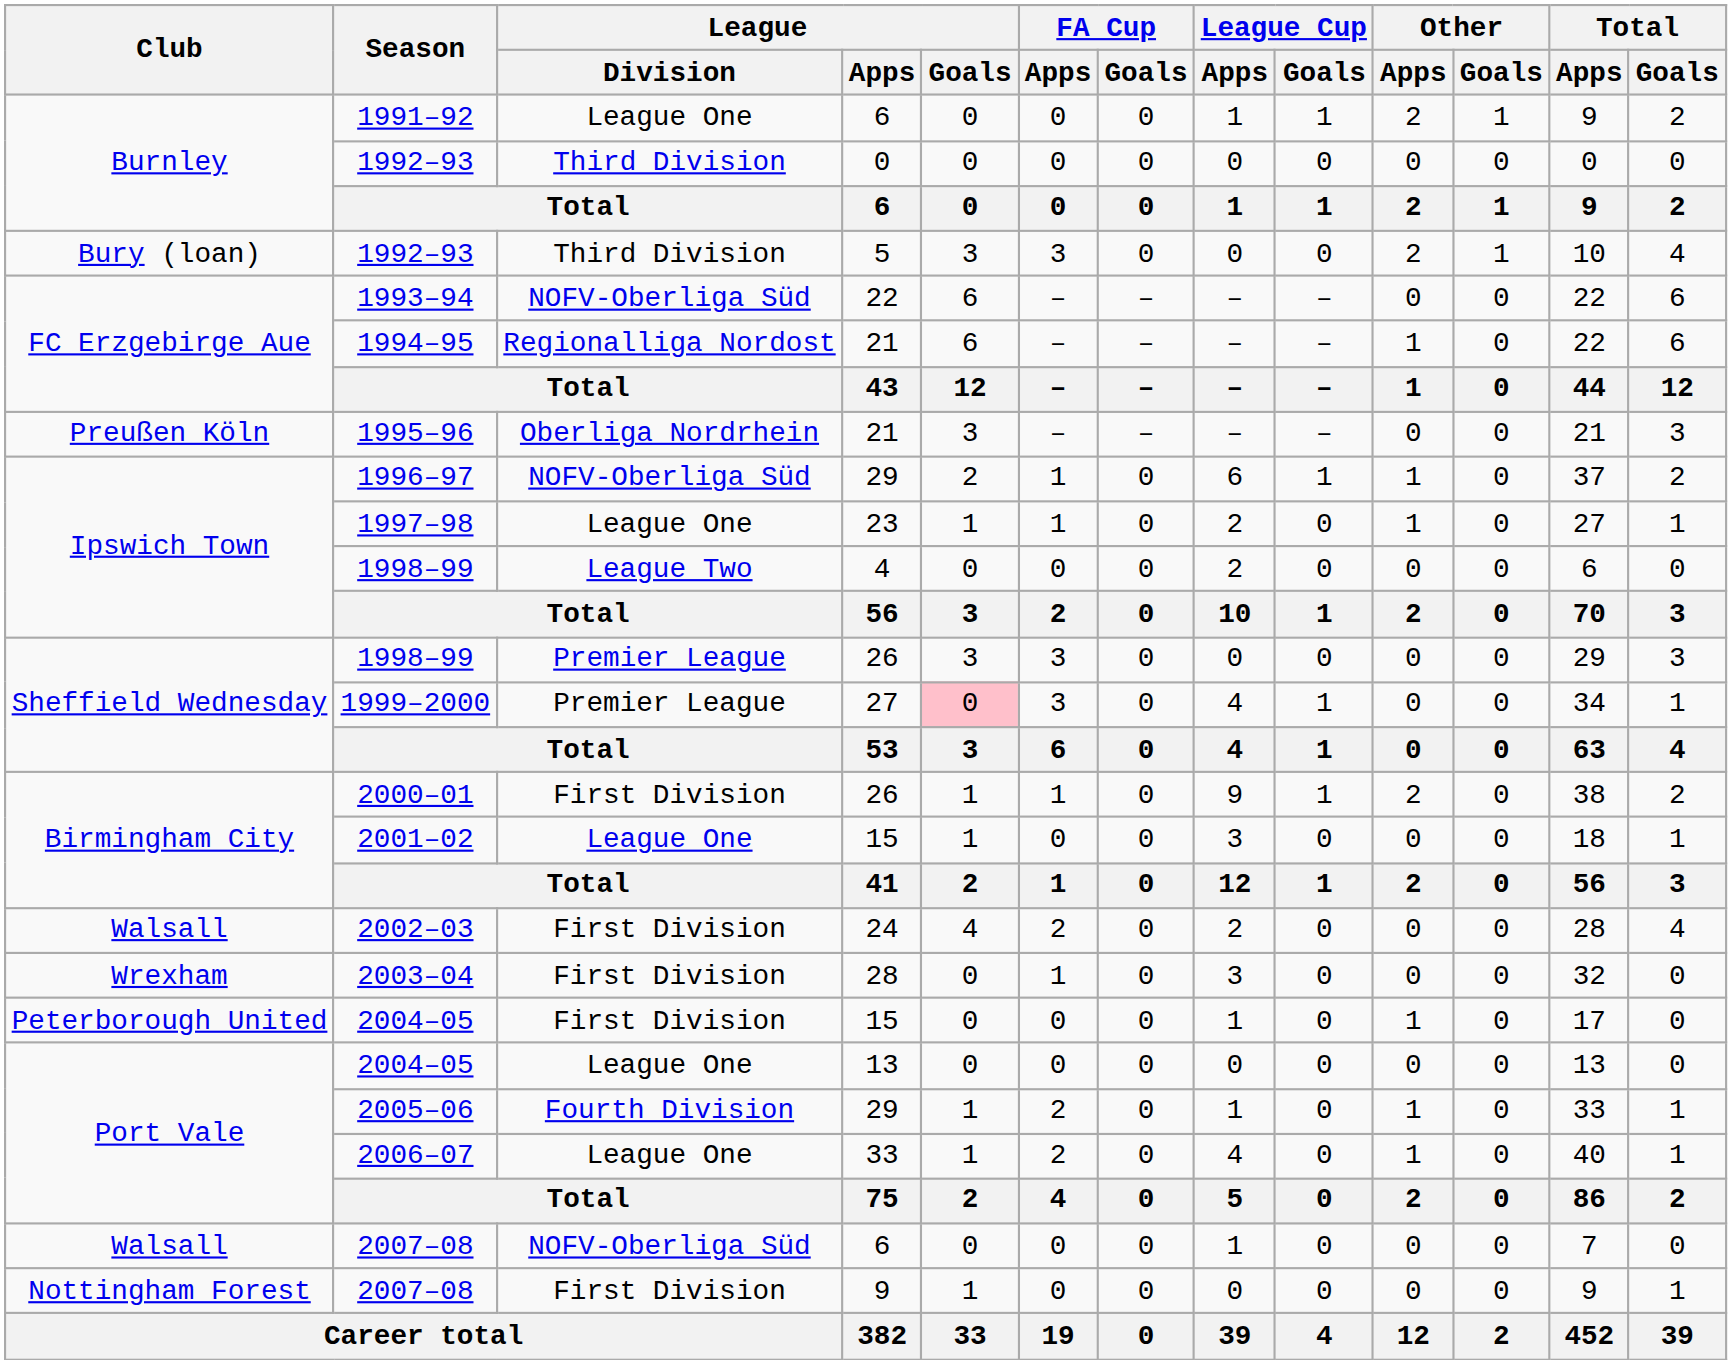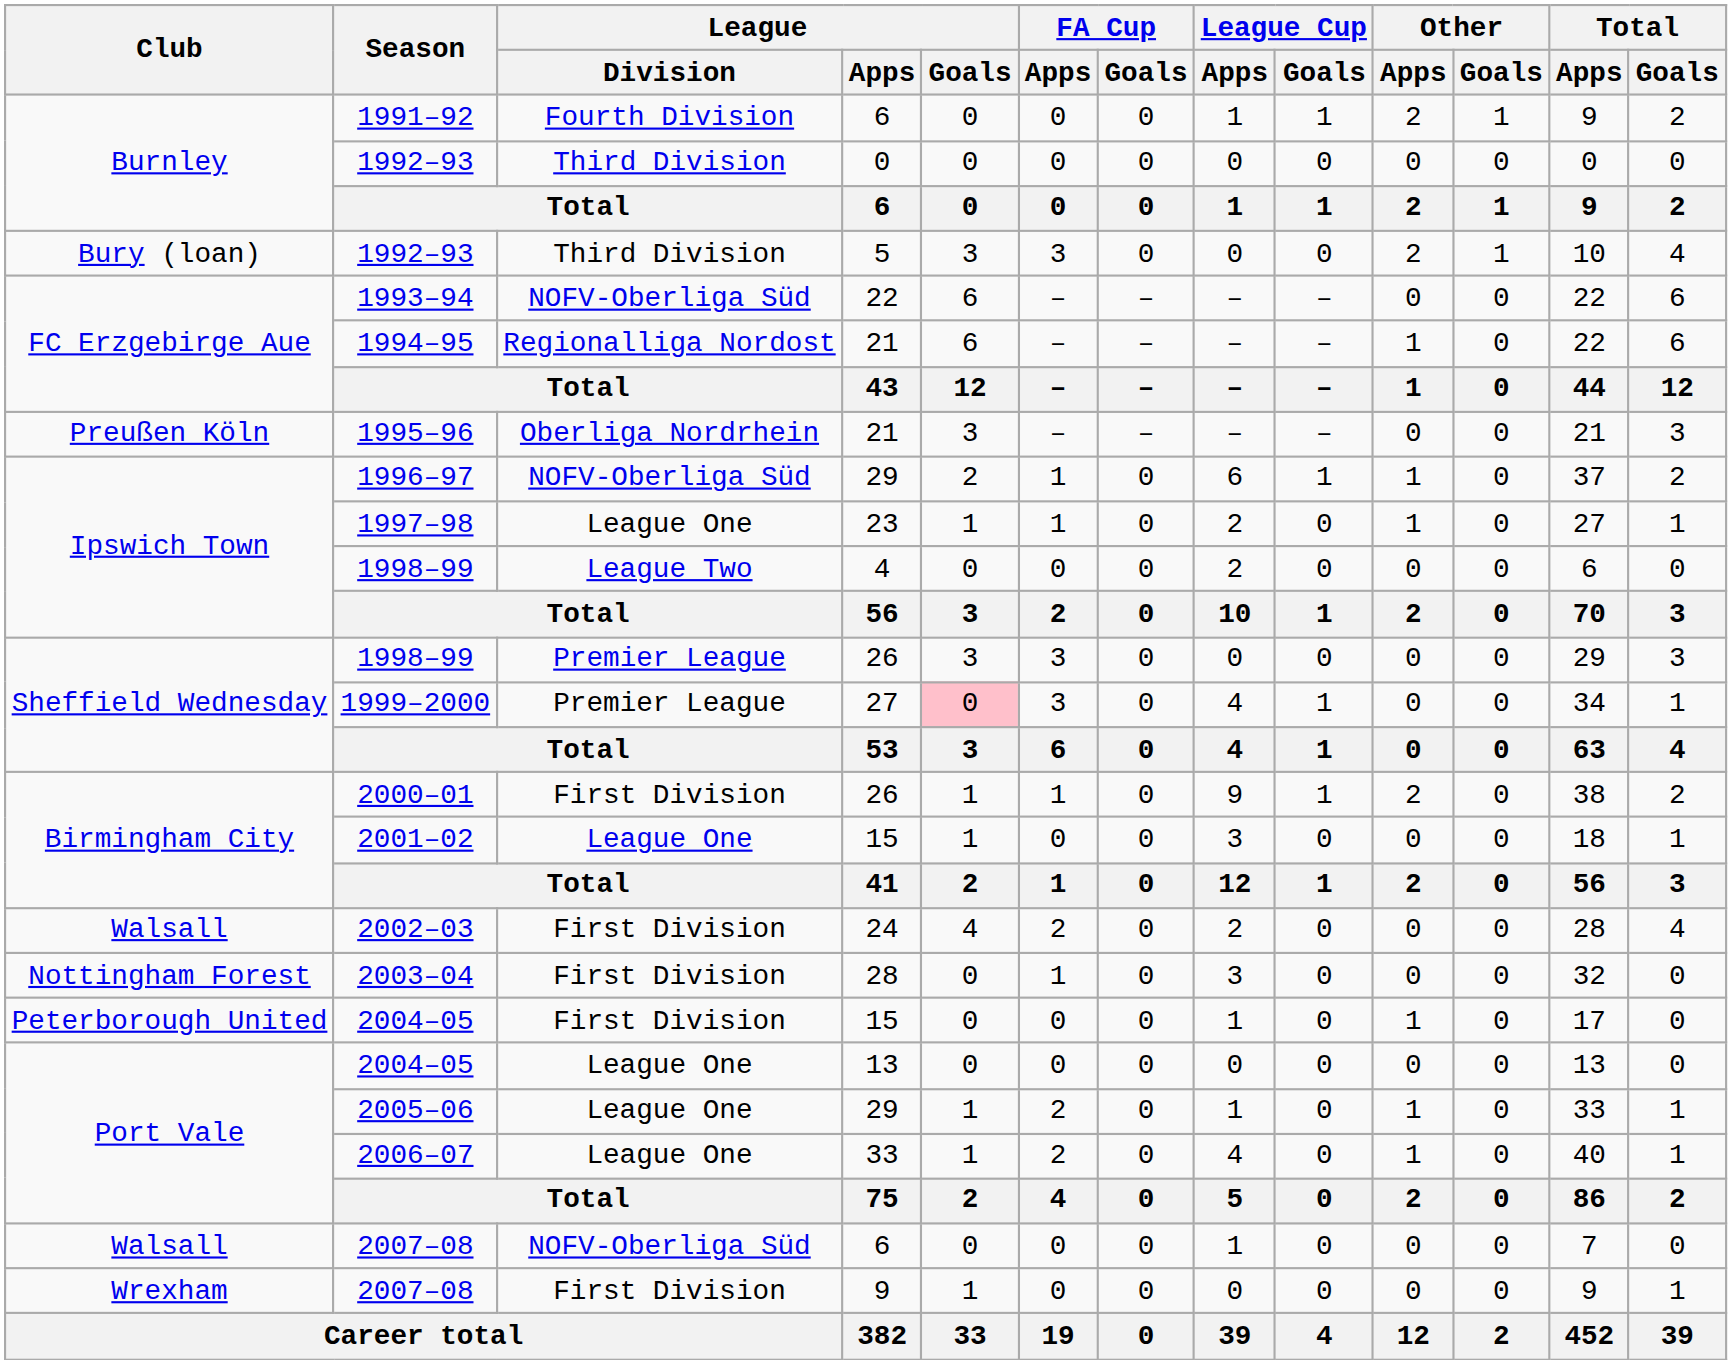(669, 118) League One -> (669, 118) Fourth Division
(170, 975) Wrexham -> (170, 975) Nottingham Forest
(669, 1111) Fourth Division -> (669, 1111) League One
(170, 1291) Nottingham Forest -> (170, 1291) Wrexham
